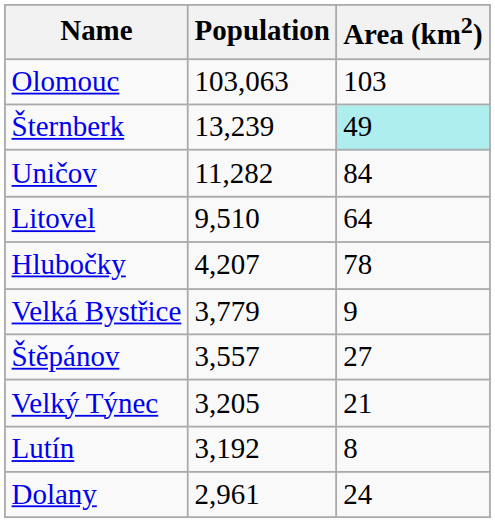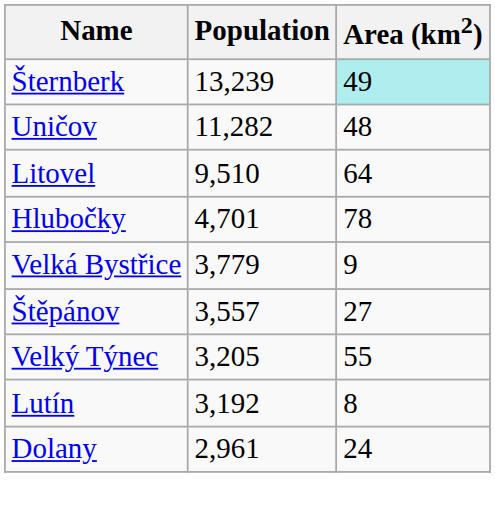- row: (65, 81)
(358, 173) 84 -> (358, 127) 48
(227, 264) 4,207 -> (227, 219) 4,701
(358, 402) 21 -> (358, 356) 55
